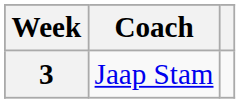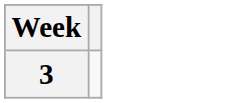- column: (154, 27)
